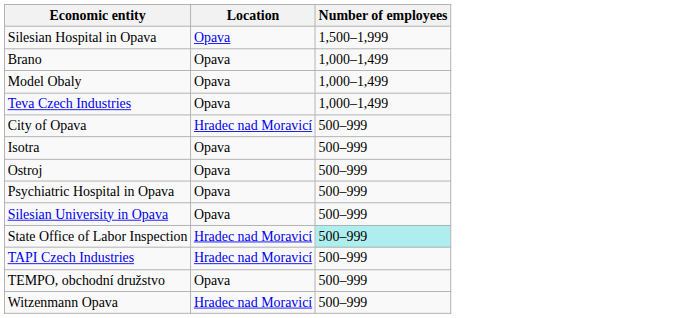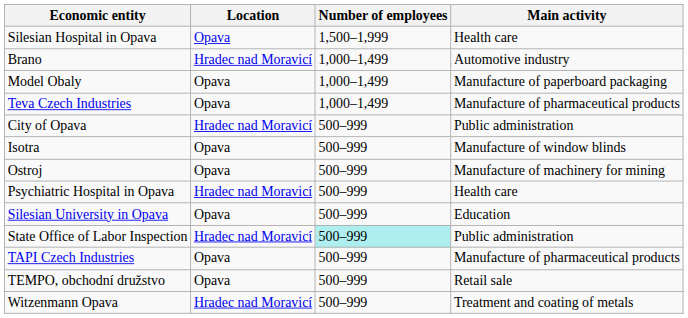+ column: (567, 15)
(212, 59) Opava -> (253, 59) Hradec nad Moravicí
(212, 192) Opava -> (253, 192) Hradec nad Moravicí
(253, 258) Hradec nad Moravicí -> (212, 258) Opava
